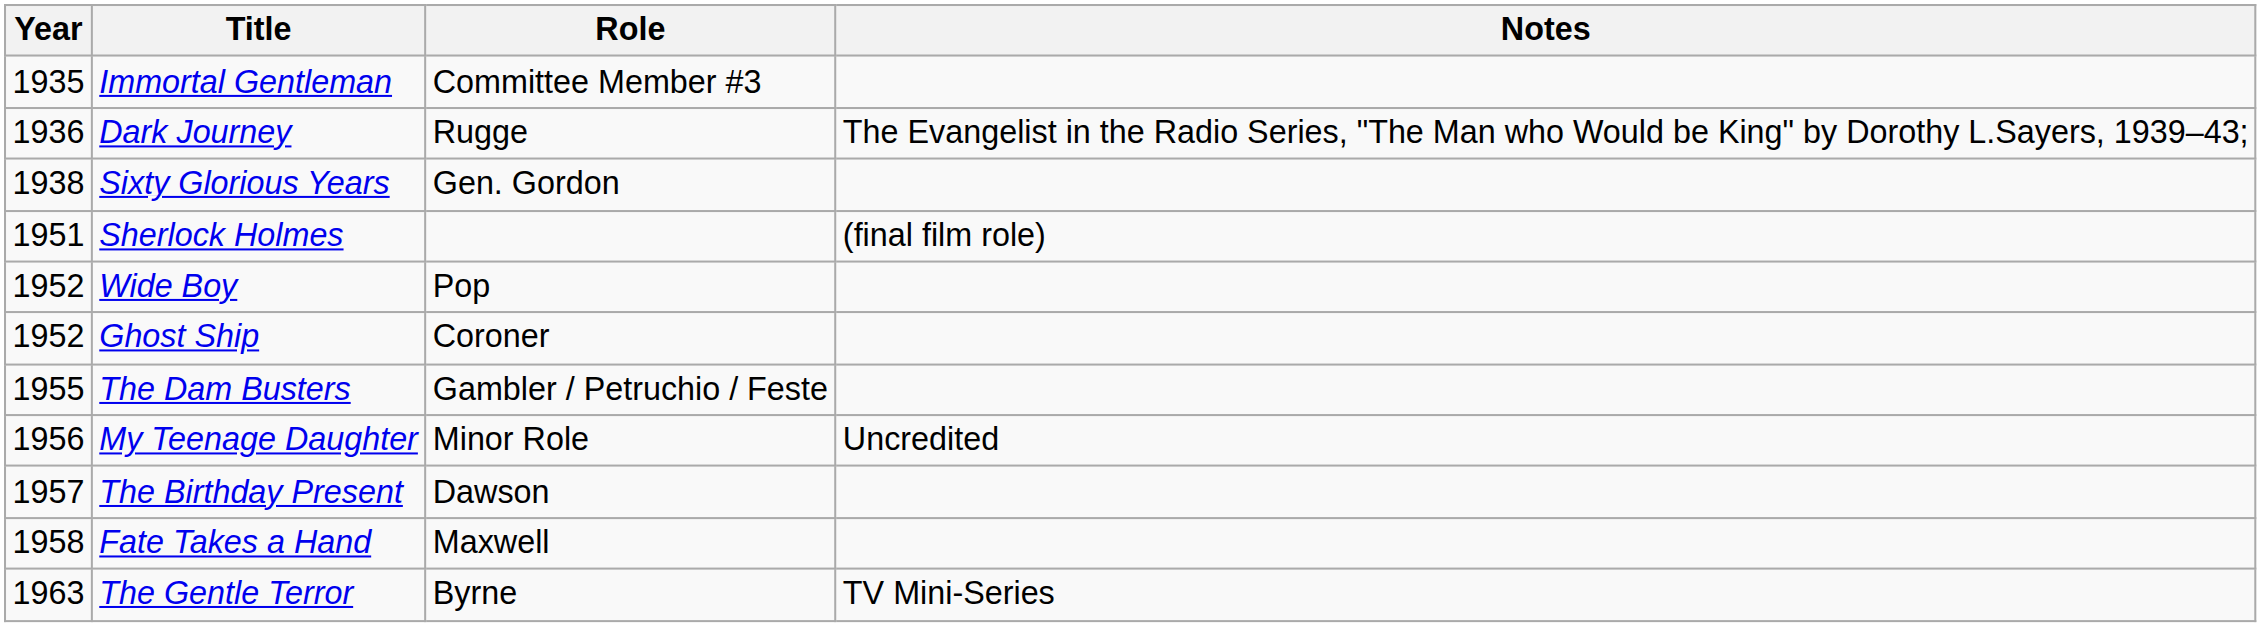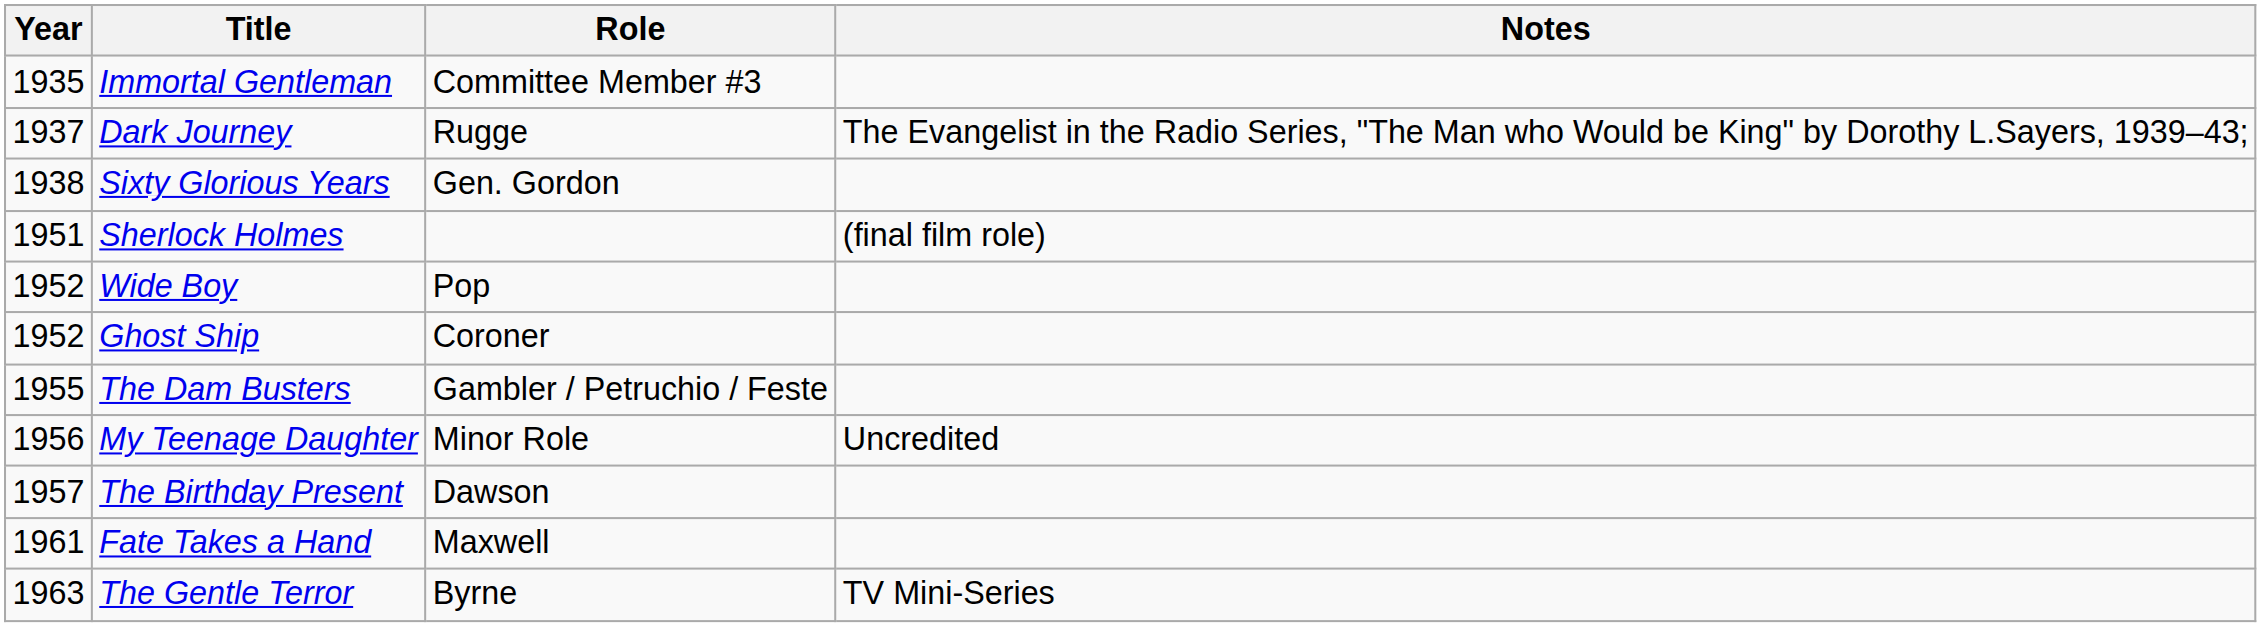(48, 132) 1936 -> (48, 132) 1937
(48, 542) 1958 -> (48, 542) 1961
